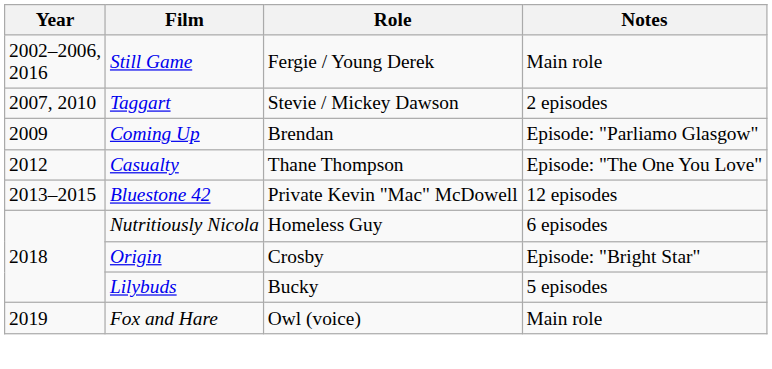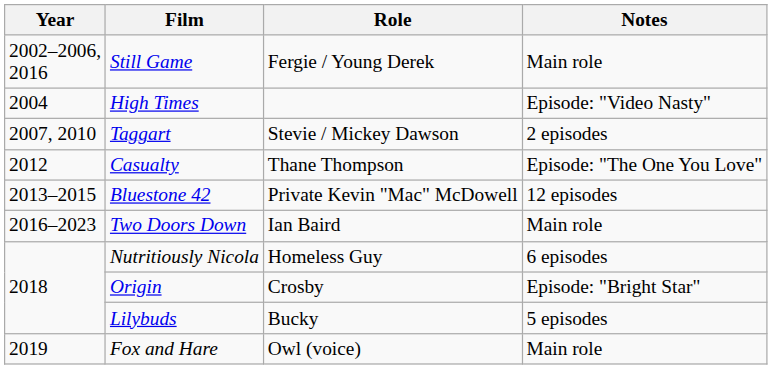+ row: (154, 103)
- row: (155, 133)
+ row: (178, 225)
